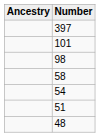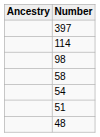+ row: (62, 44)
- row: (63, 44)
